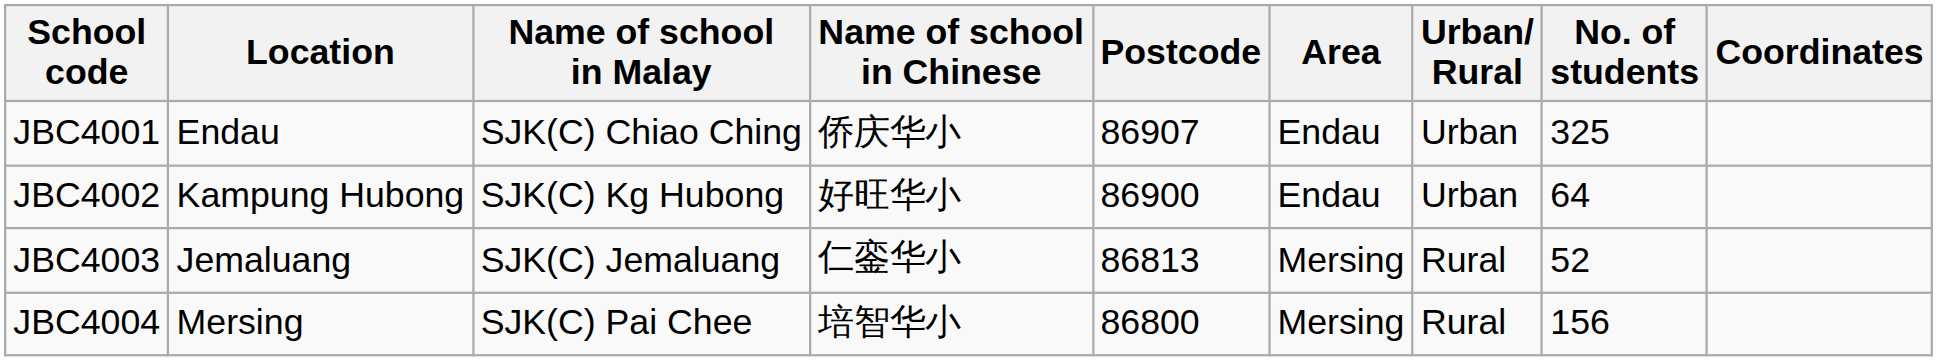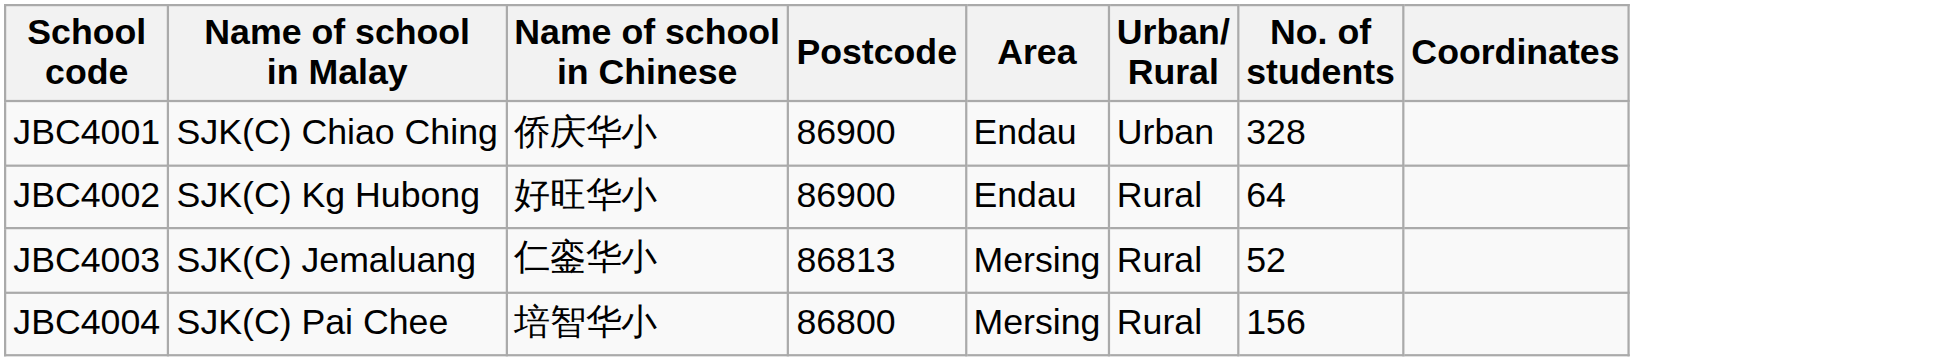- column: (320, 52)
(1150, 132) 86907 -> (846, 132) 86900
(1580, 132) 325 -> (1276, 132) 328
(1469, 196) Urban -> (1159, 196) Rural
